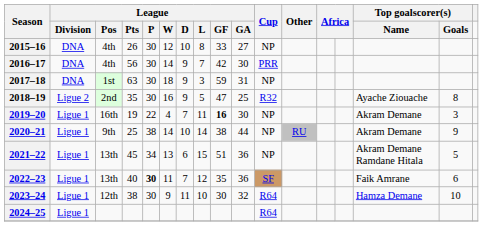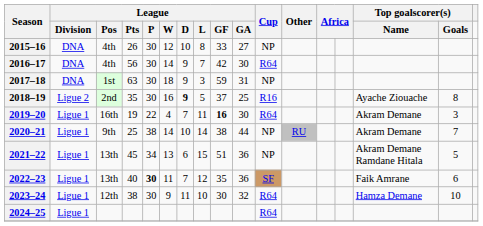(268, 63) PRR -> (268, 63) R64
(185, 97) normal -> (185, 97) bold
(221, 97) 47 -> (221, 97) 37
(268, 97) R32 -> (268, 97) R16
(268, 114) NP -> (268, 114) R64
(456, 131) 9 -> (455, 131) 7
